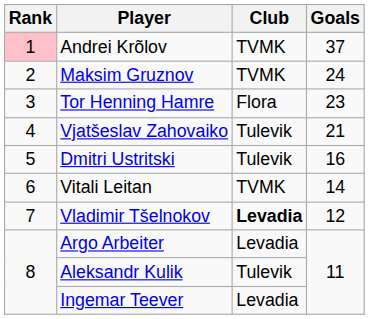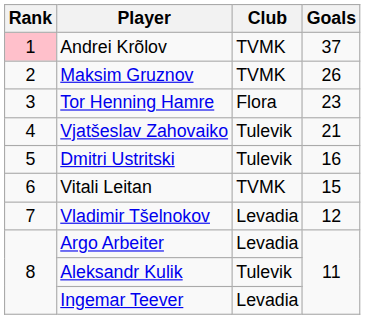(335, 74) 24 -> (331, 74) 26
(335, 187) 14 -> (331, 187) 15
(269, 215) bold -> (267, 215) normal
